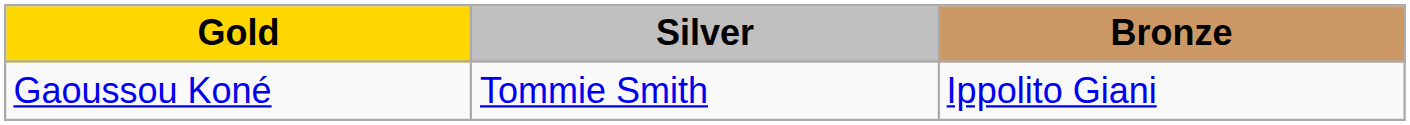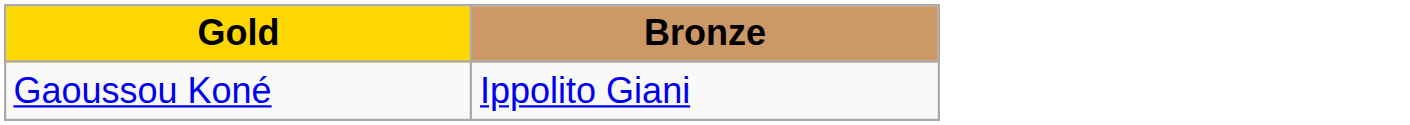- column: (705, 33)
